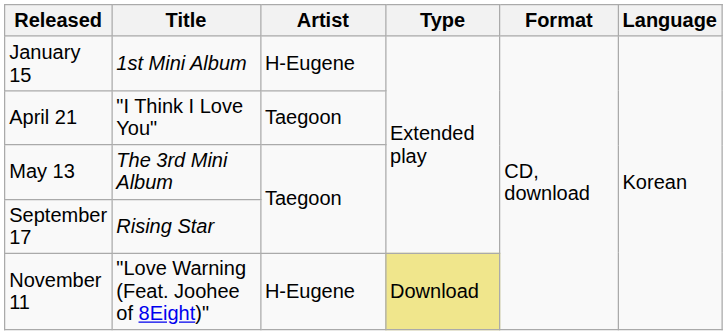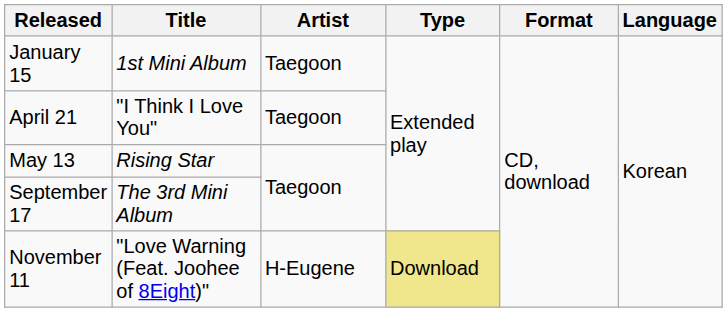(310, 63) H-Eugene -> (303, 63) Taegoon
(172, 171) The 3rd Mini Album -> (165, 160) Rising Star
(165, 225) Rising Star -> (172, 203) The 3rd Mini Album
